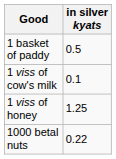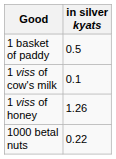(76, 109) 1.25 -> (76, 109) 1.26
